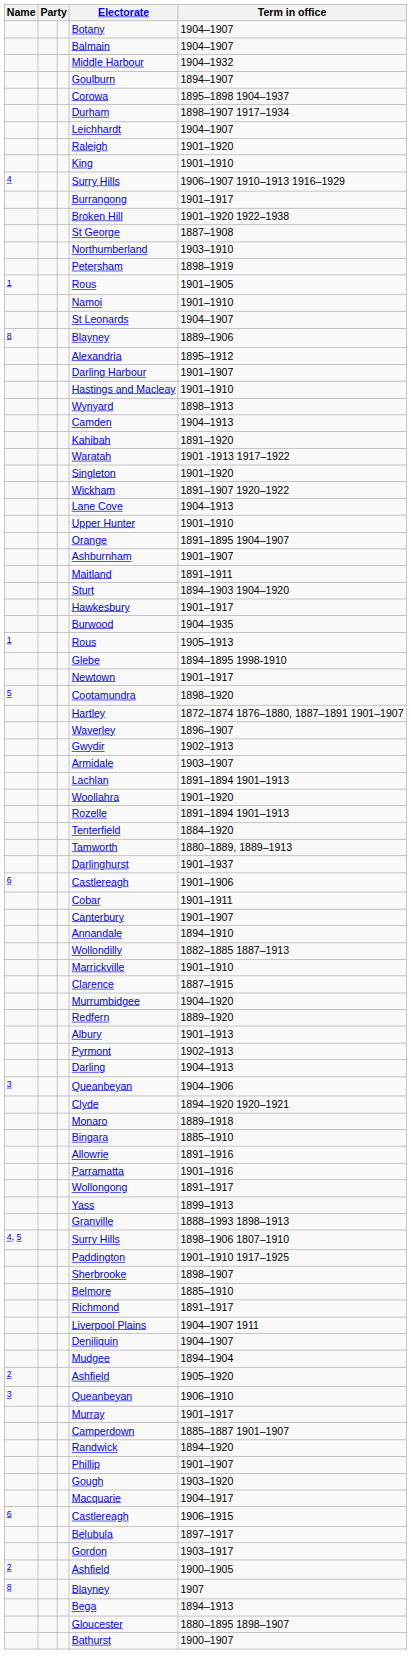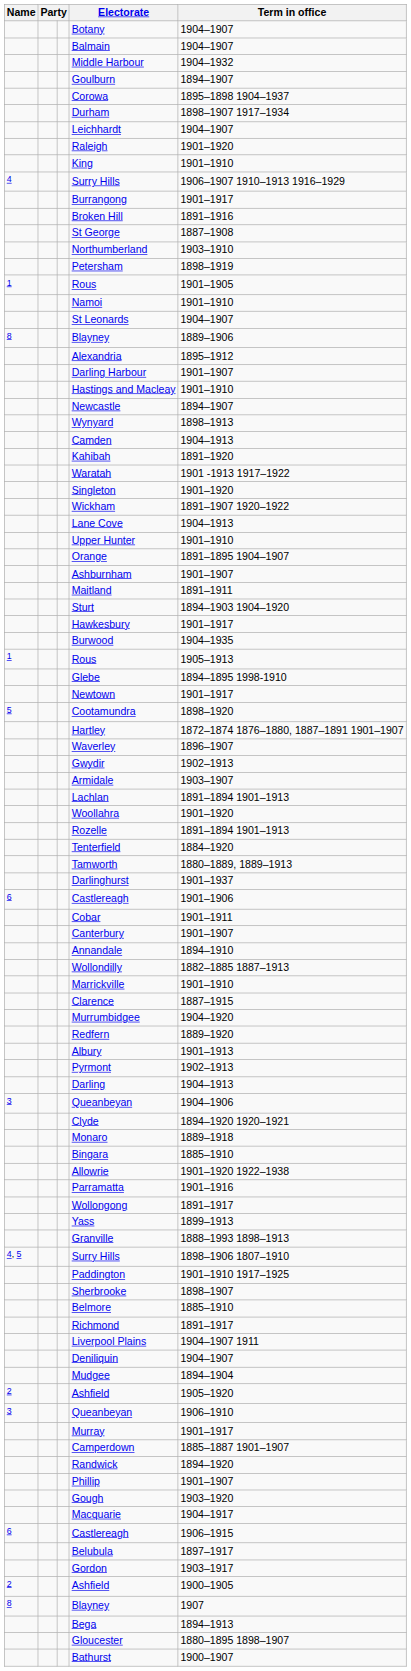(235, 216) 1901–1920 1922–1938 -> (207, 216) 1891–1916
+ row: (21, 406)
(207, 1154) 1891–1916 -> (235, 1171) 1901–1920 1922–1938
